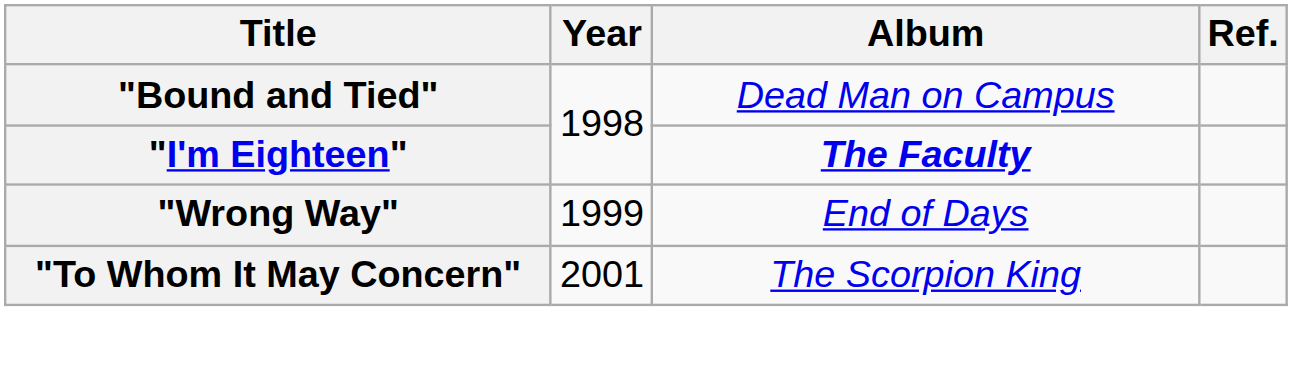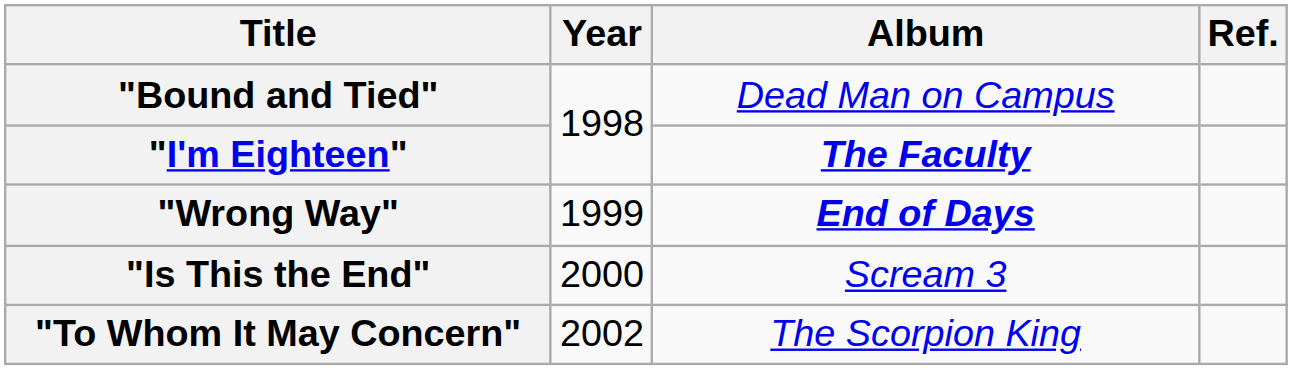(926, 214) normal -> (926, 214) bold
+ row: (278, 273)
(602, 273) 2001 -> (602, 333) 2002
